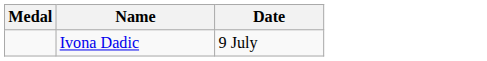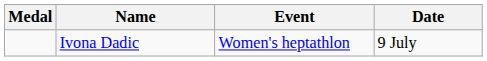+ column: (294, 17)
